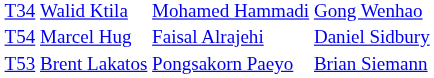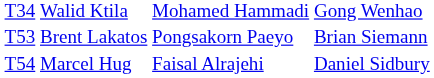rows swapped: (94, 63) <-> (86, 37)
